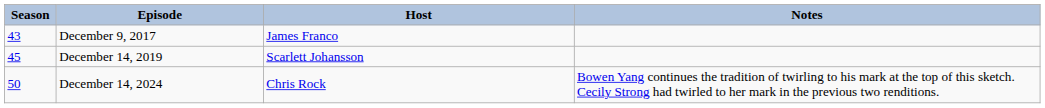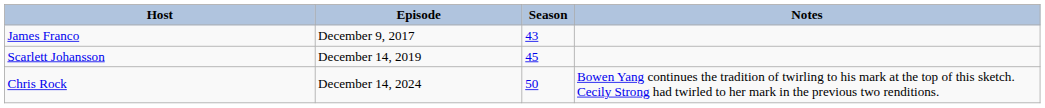columns swapped: (30, 14) <-> (419, 14)
